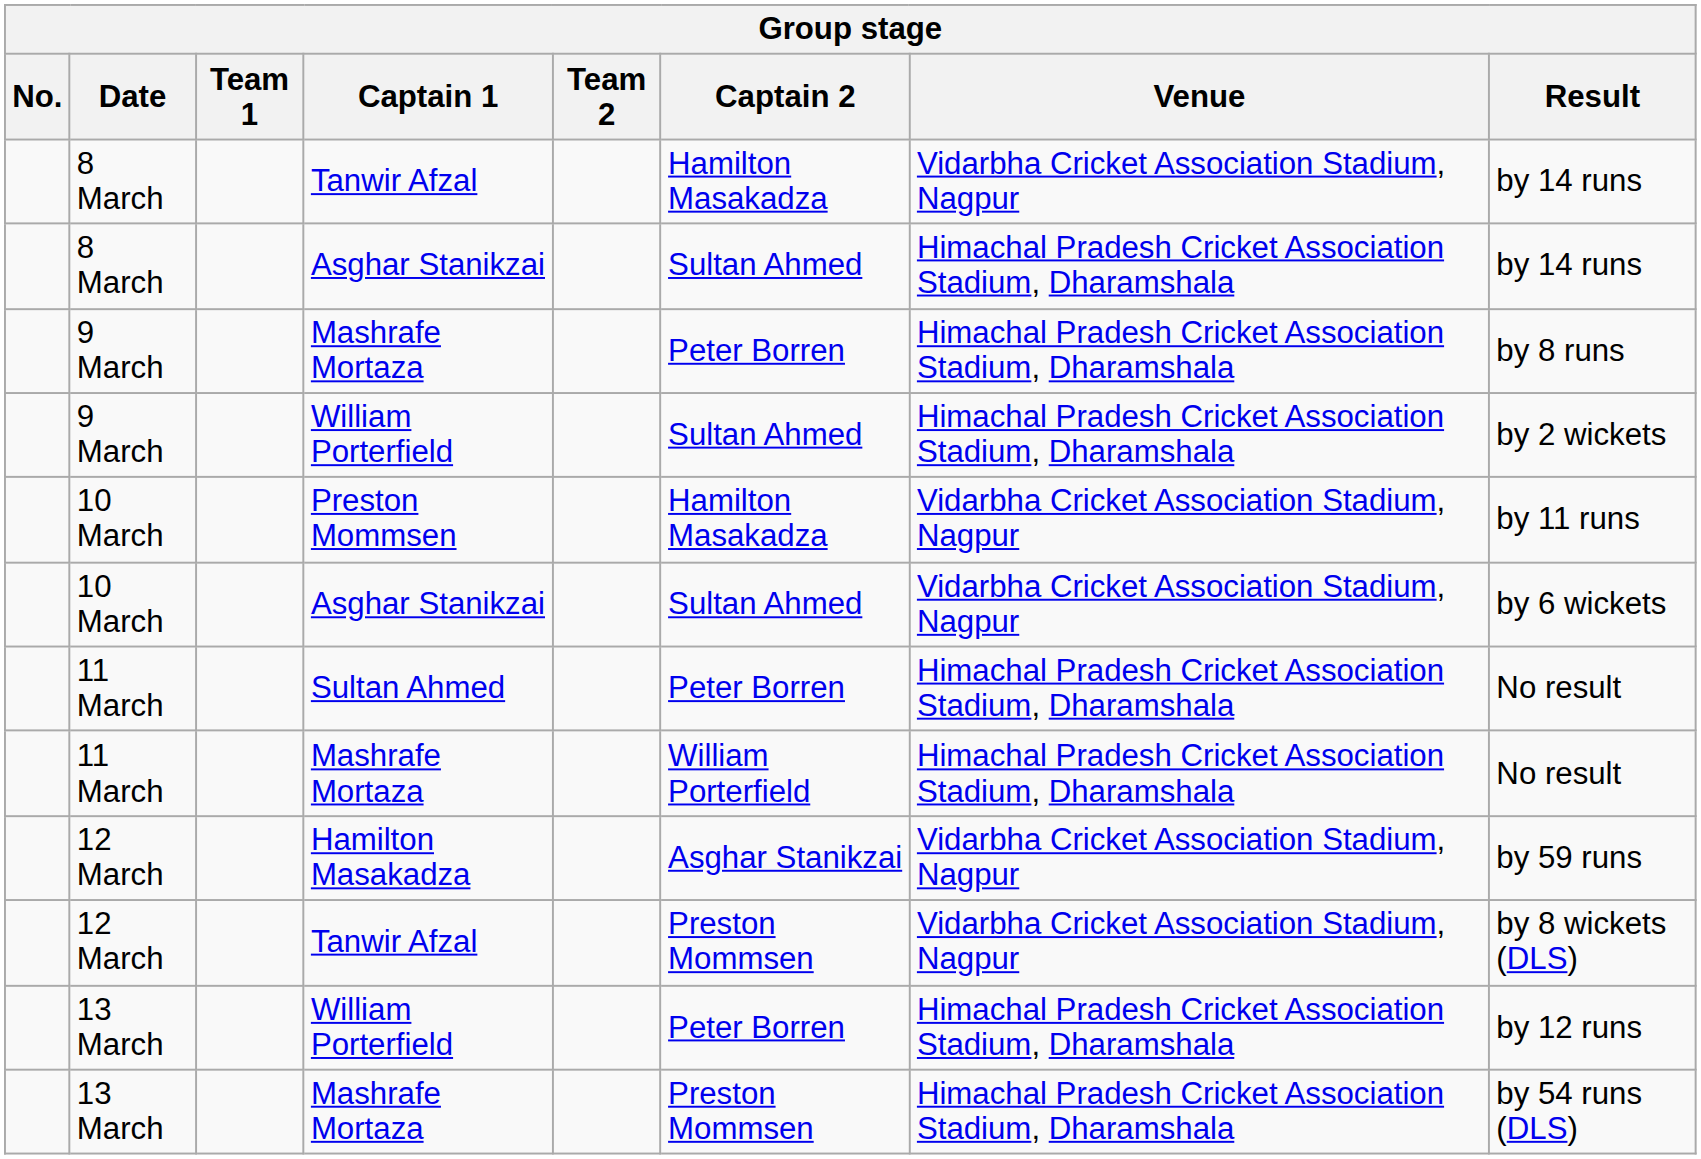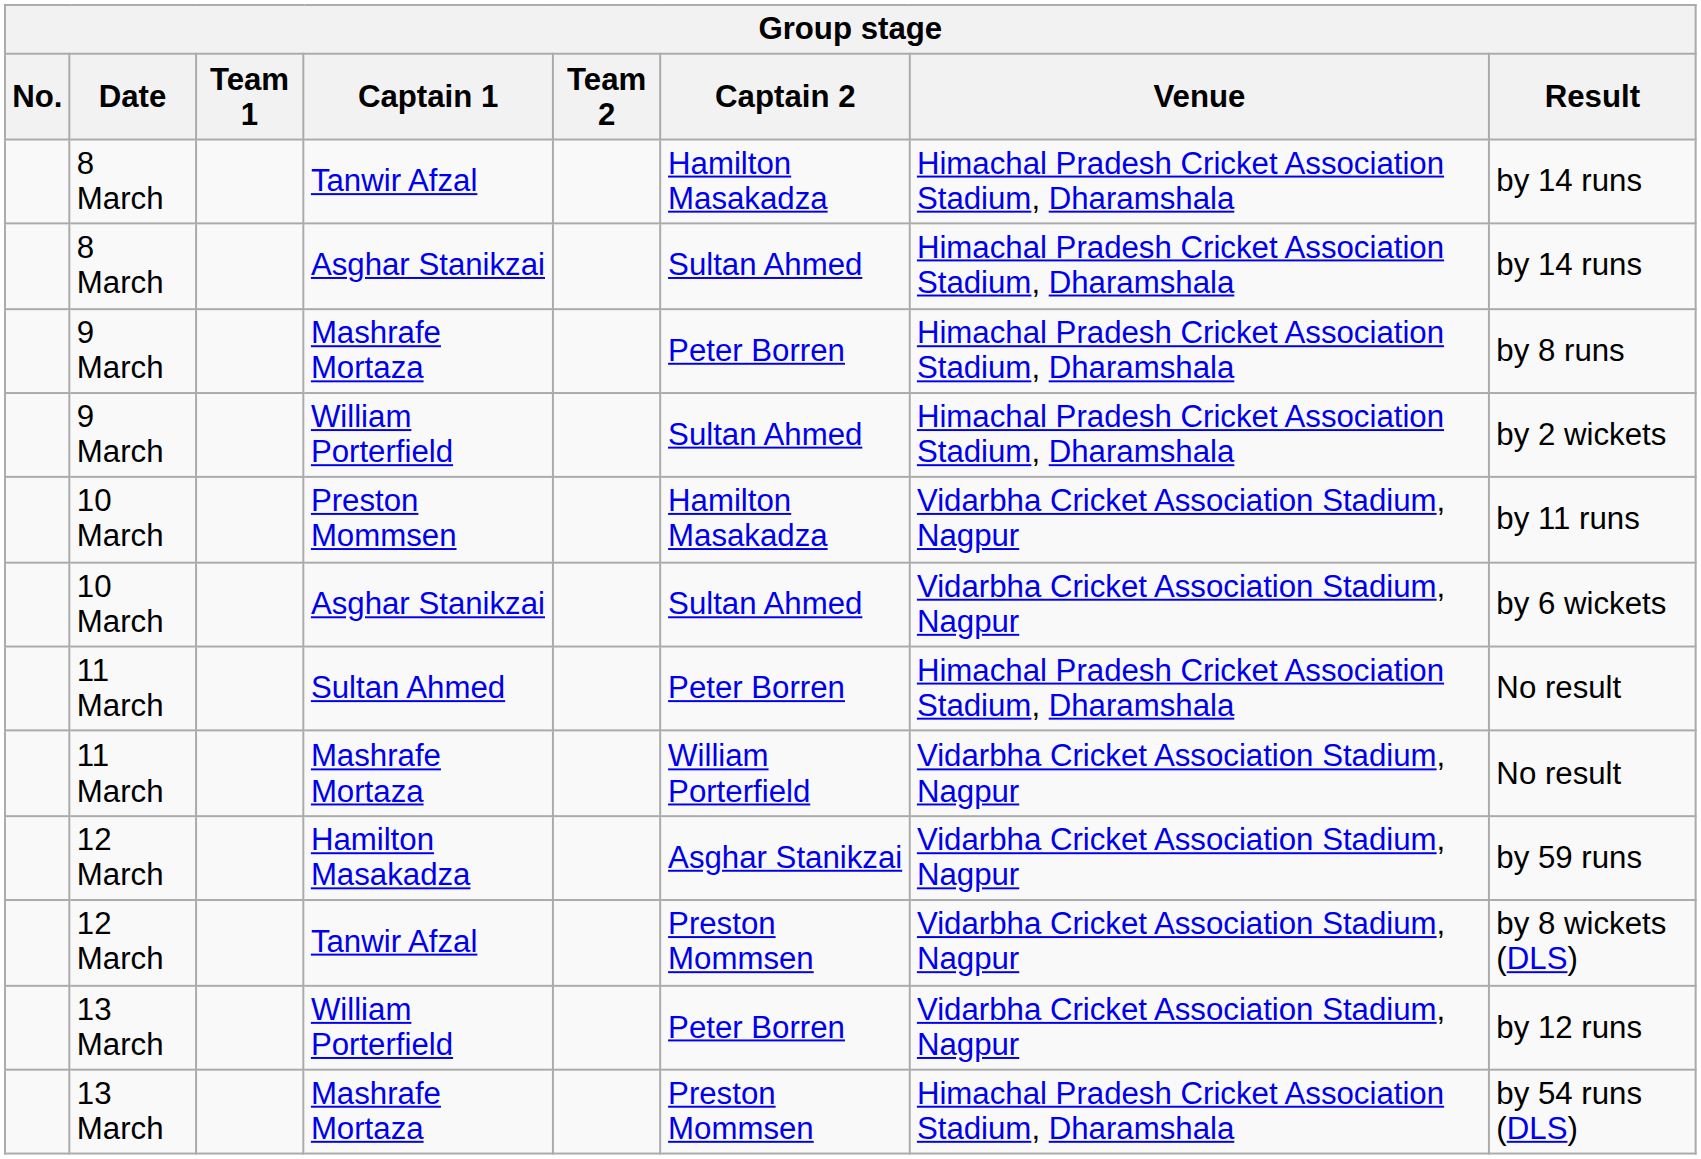(1181, 180) Vidarbha Cricket Association Stadium, Nagpur -> (1180, 180) Himachal Pradesh Cricket Association Stadium, Dharamshala
(1180, 772) Himachal Pradesh Cricket Association Stadium, Dharamshala -> (1181, 772) Vidarbha Cricket Association Stadium, Nagpur
(1180, 1026) Himachal Pradesh Cricket Association Stadium, Dharamshala -> (1181, 1026) Vidarbha Cricket Association Stadium, Nagpur
